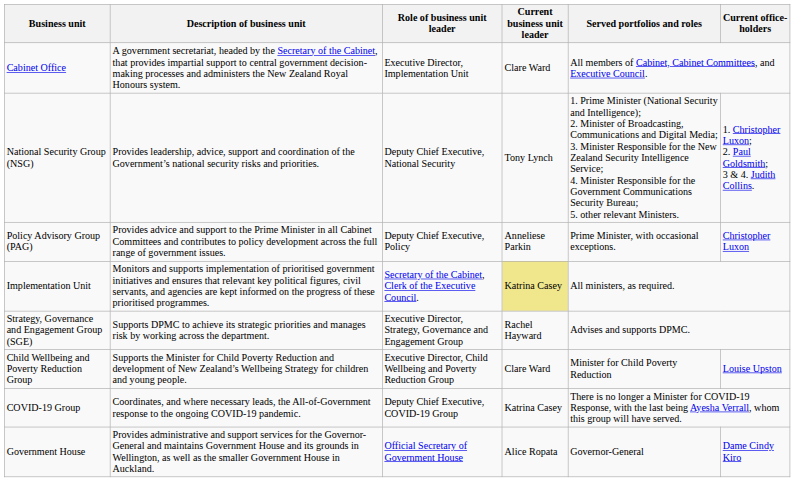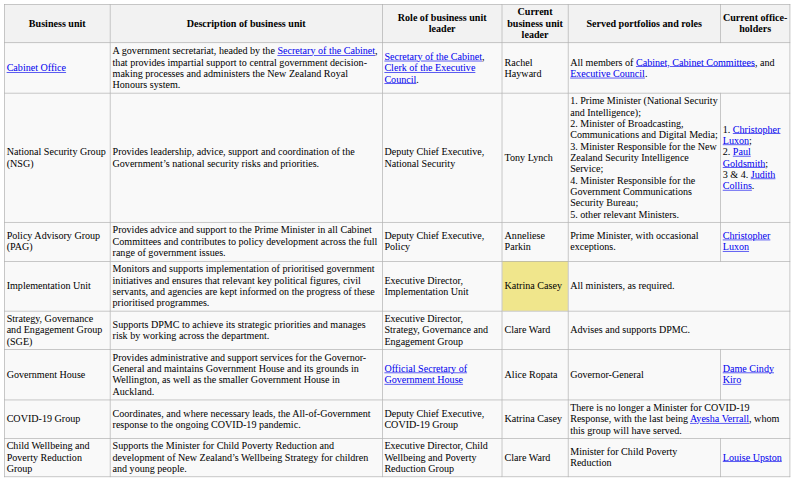(427, 68) Executive Director, Implementation Unit -> (434, 68) Secretary of the Cabinet, Clerk of the Executive Council.
(527, 68) Clare Ward -> (523, 68) Rachel Hayward
(434, 286) Secretary of the Cabinet, Clerk of the Executive Council. -> (427, 286) Executive Director, Implementation Unit
(523, 330) Rachel Hayward -> (527, 330) Clare Ward
rows swapped: (48, 369) <-> (46, 452)
